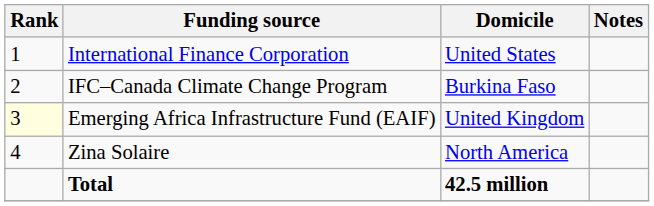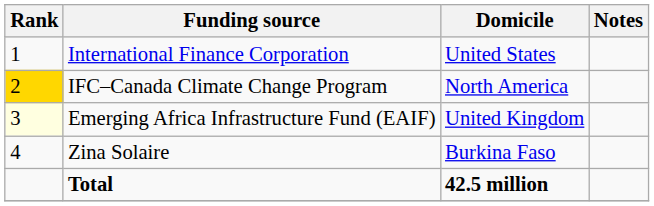(15, 86) no background -> (15, 86) gold background
(500, 86) Burkina Faso -> (507, 86) North America
(507, 151) North America -> (500, 151) Burkina Faso
